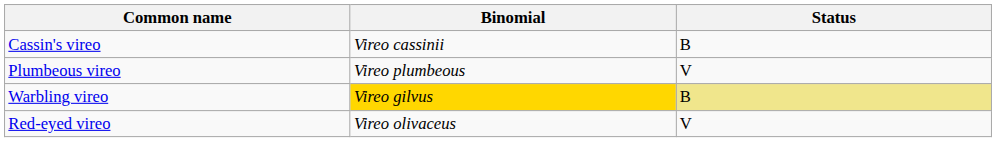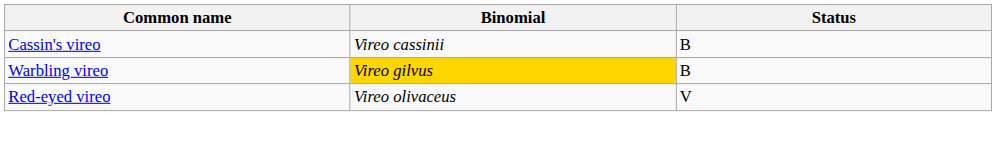- row: (65, 70)
(685, 96) khaki background -> (685, 70) no background
